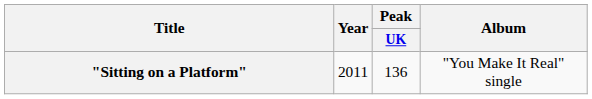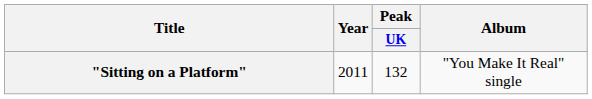(396, 72) 136 -> (396, 72) 132
